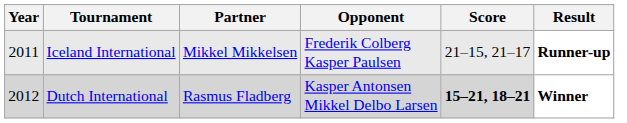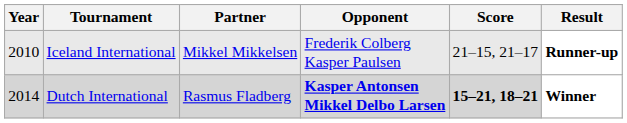(24, 52) 2011 -> (24, 52) 2010
(24, 96) 2012 -> (24, 96) 2014
(371, 96) normal -> (375, 96) bold
